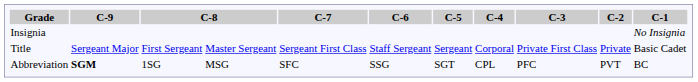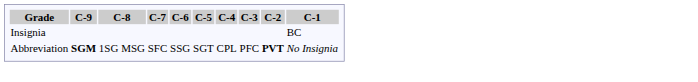(659, 32) No Insignia -> (294, 32) BC
- row: (21, 48)
(610, 64) normal -> (273, 48) bold
(641, 64) BC -> (312, 48) No Insignia
